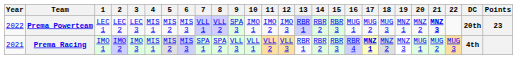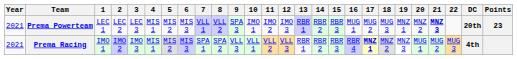(15, 26) 2022 -> (15, 26) 2021
